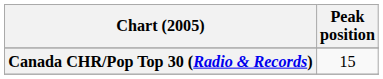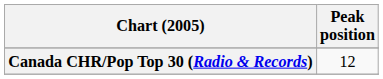(347, 61) 15 -> (347, 61) 12
